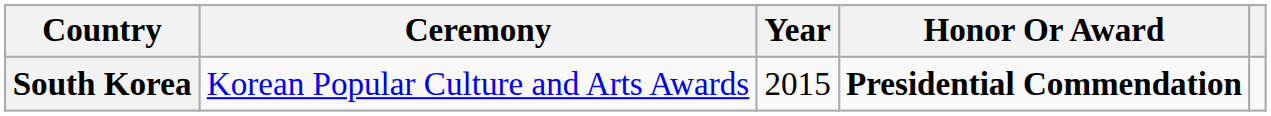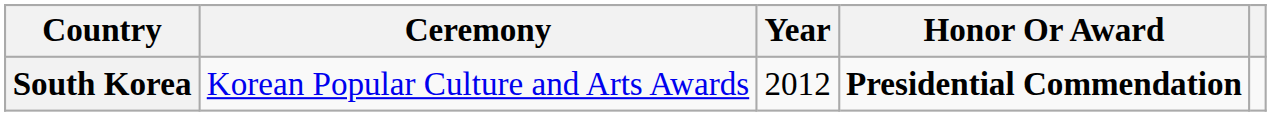(798, 83) 2015 -> (798, 83) 2012
